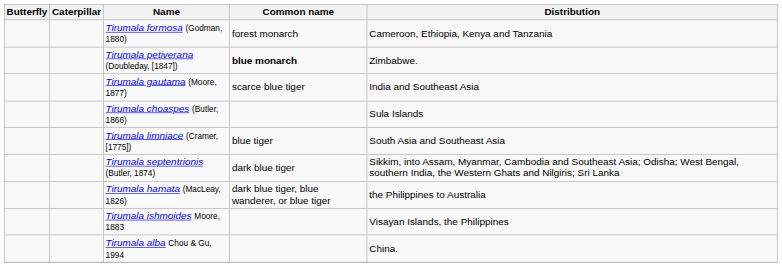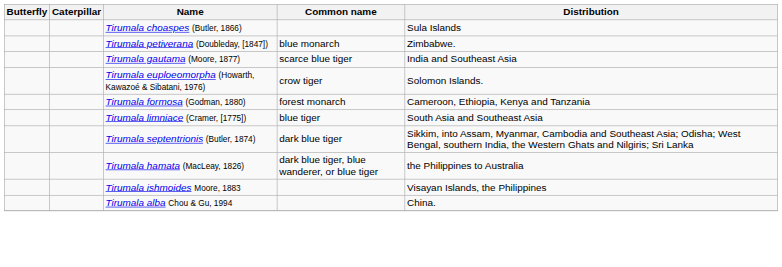rows swapped: (164, 33) <-> (162, 114)
(264, 60) bold -> (309, 43) normal
+ row: (180, 80)
